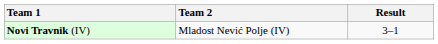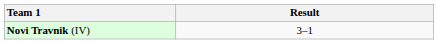- column: (195, 13)
